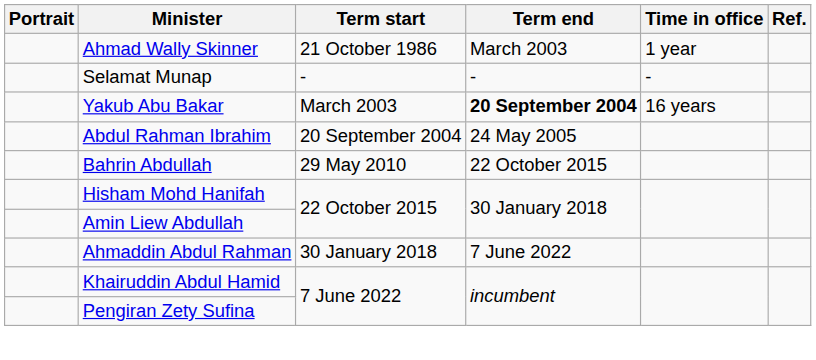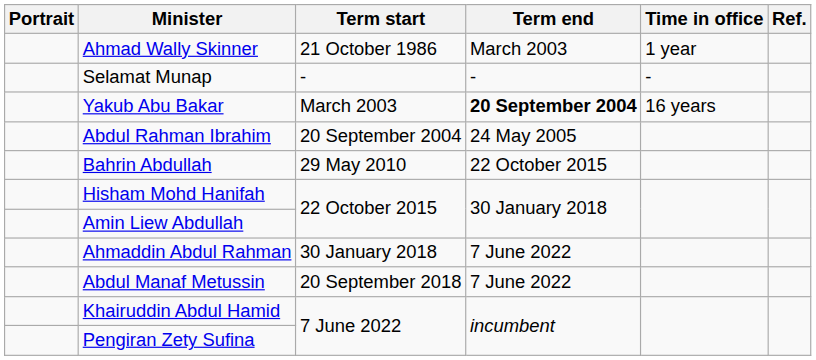+ row: (174, 281)
